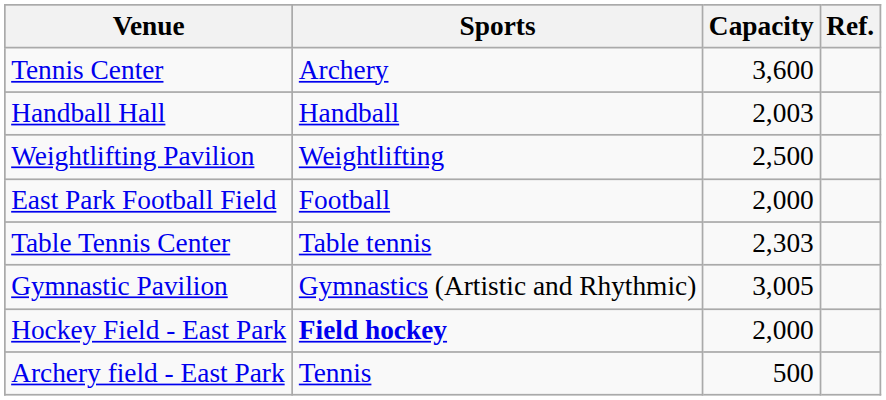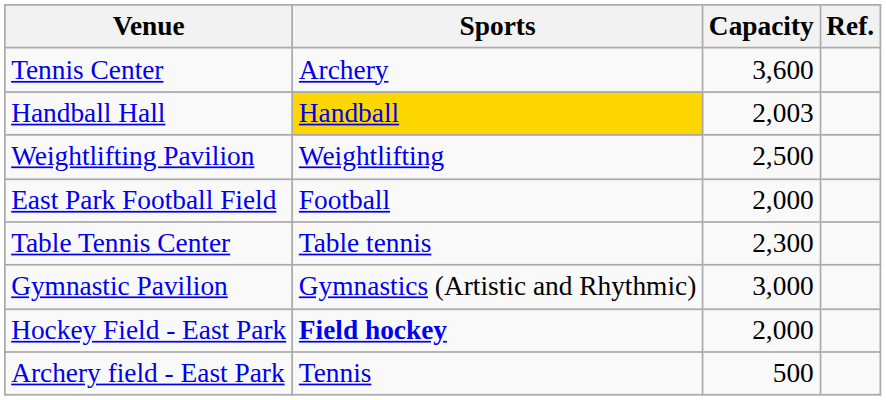(349, 112) no background -> (349, 112) gold background
(783, 243) 2,303 -> (783, 243) 2,300
(783, 286) 3,005 -> (783, 286) 3,000
